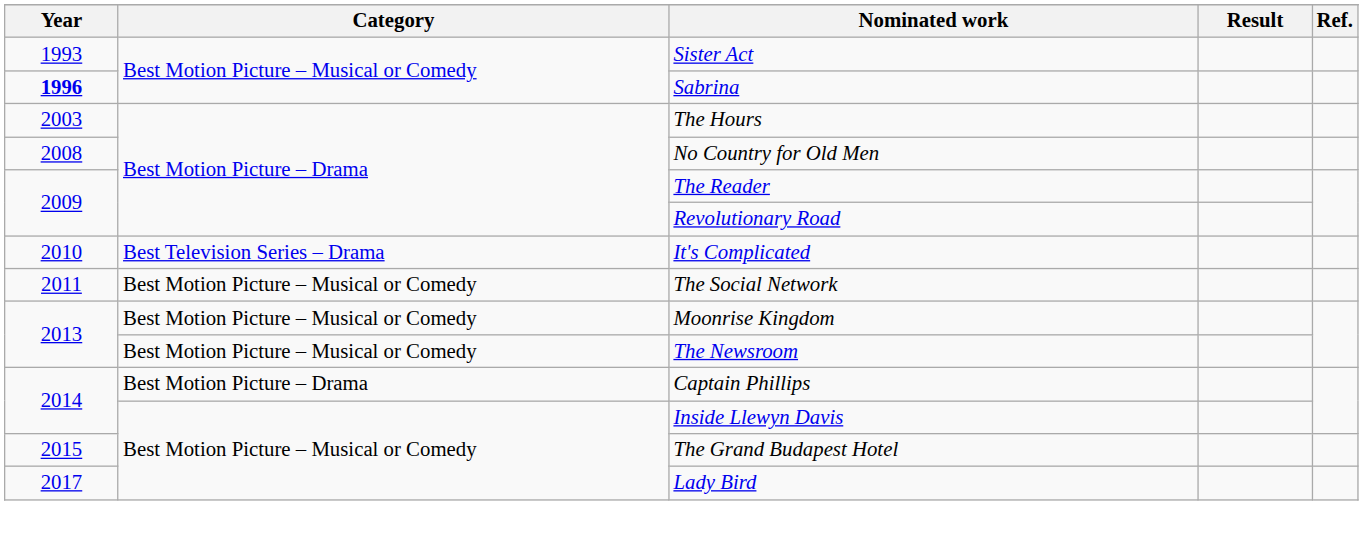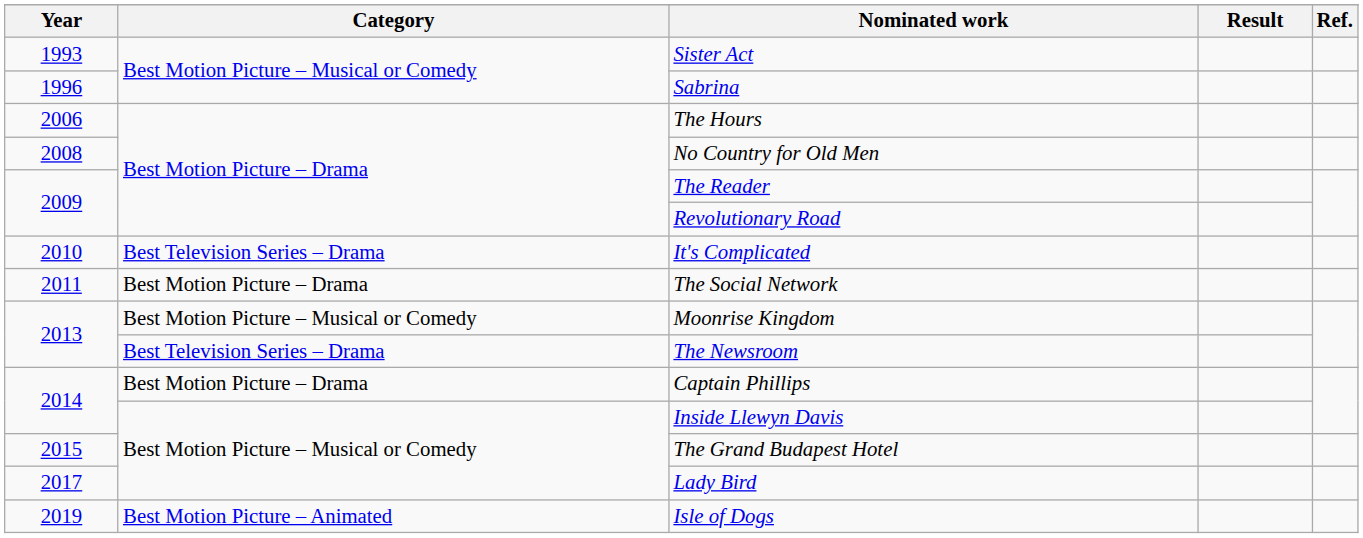(61, 86) bold -> (61, 86) normal
(61, 119) 2003 -> (61, 119) 2006
(300, 284) Best Motion Picture – Musical or Comedy -> (246, 284) Best Motion Picture – Drama
(300, 350) Best Motion Picture – Musical or Comedy -> (254, 350) Best Television Series – Drama
+ row: (724, 515)
